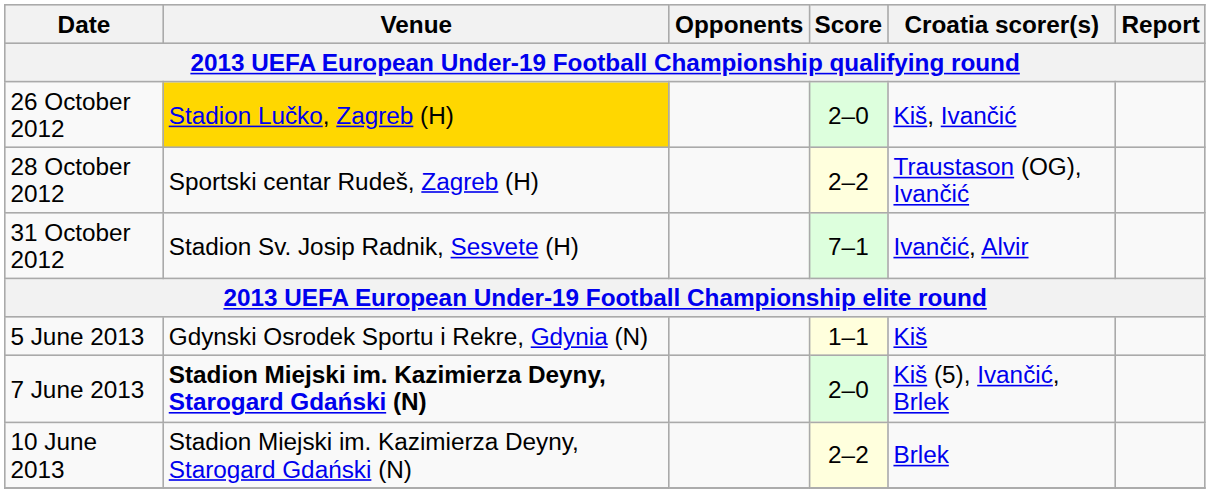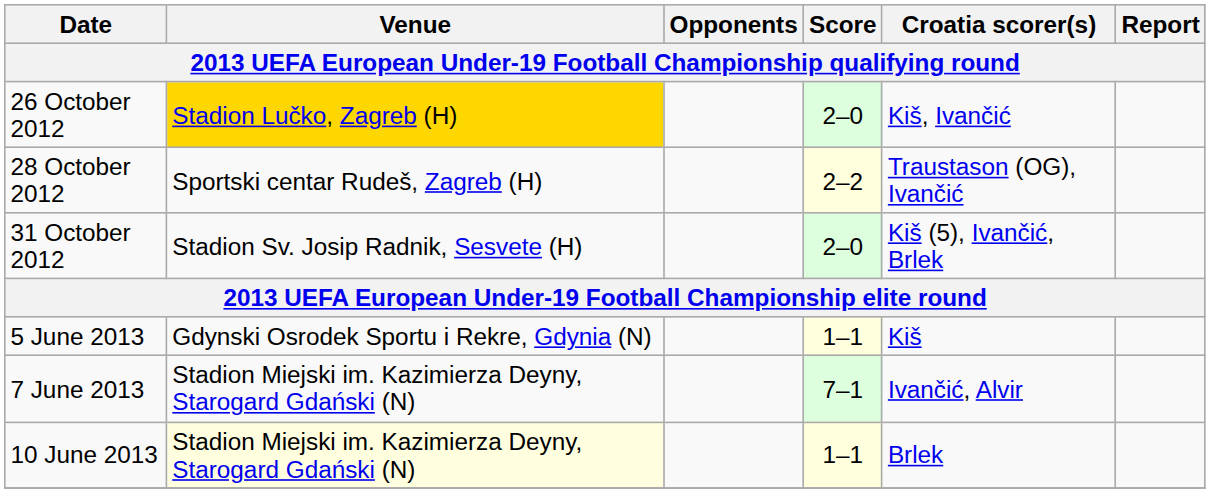(848, 246) 7–1 -> (843, 246) 2–0
(961, 246) Ivančić, Alvir -> (971, 246) Kiš (5), Ivančić, Brlek
(387, 389) bold -> (377, 389) normal
(848, 389) 2–0 -> (843, 389) 7–1
(977, 389) Kiš (5), Ivančić, Brlek -> (955, 389) Ivančić, Alvir
(374, 455) no background -> (377, 455) lightyellow background
(848, 455) 2–2 -> (843, 455) 1–1
